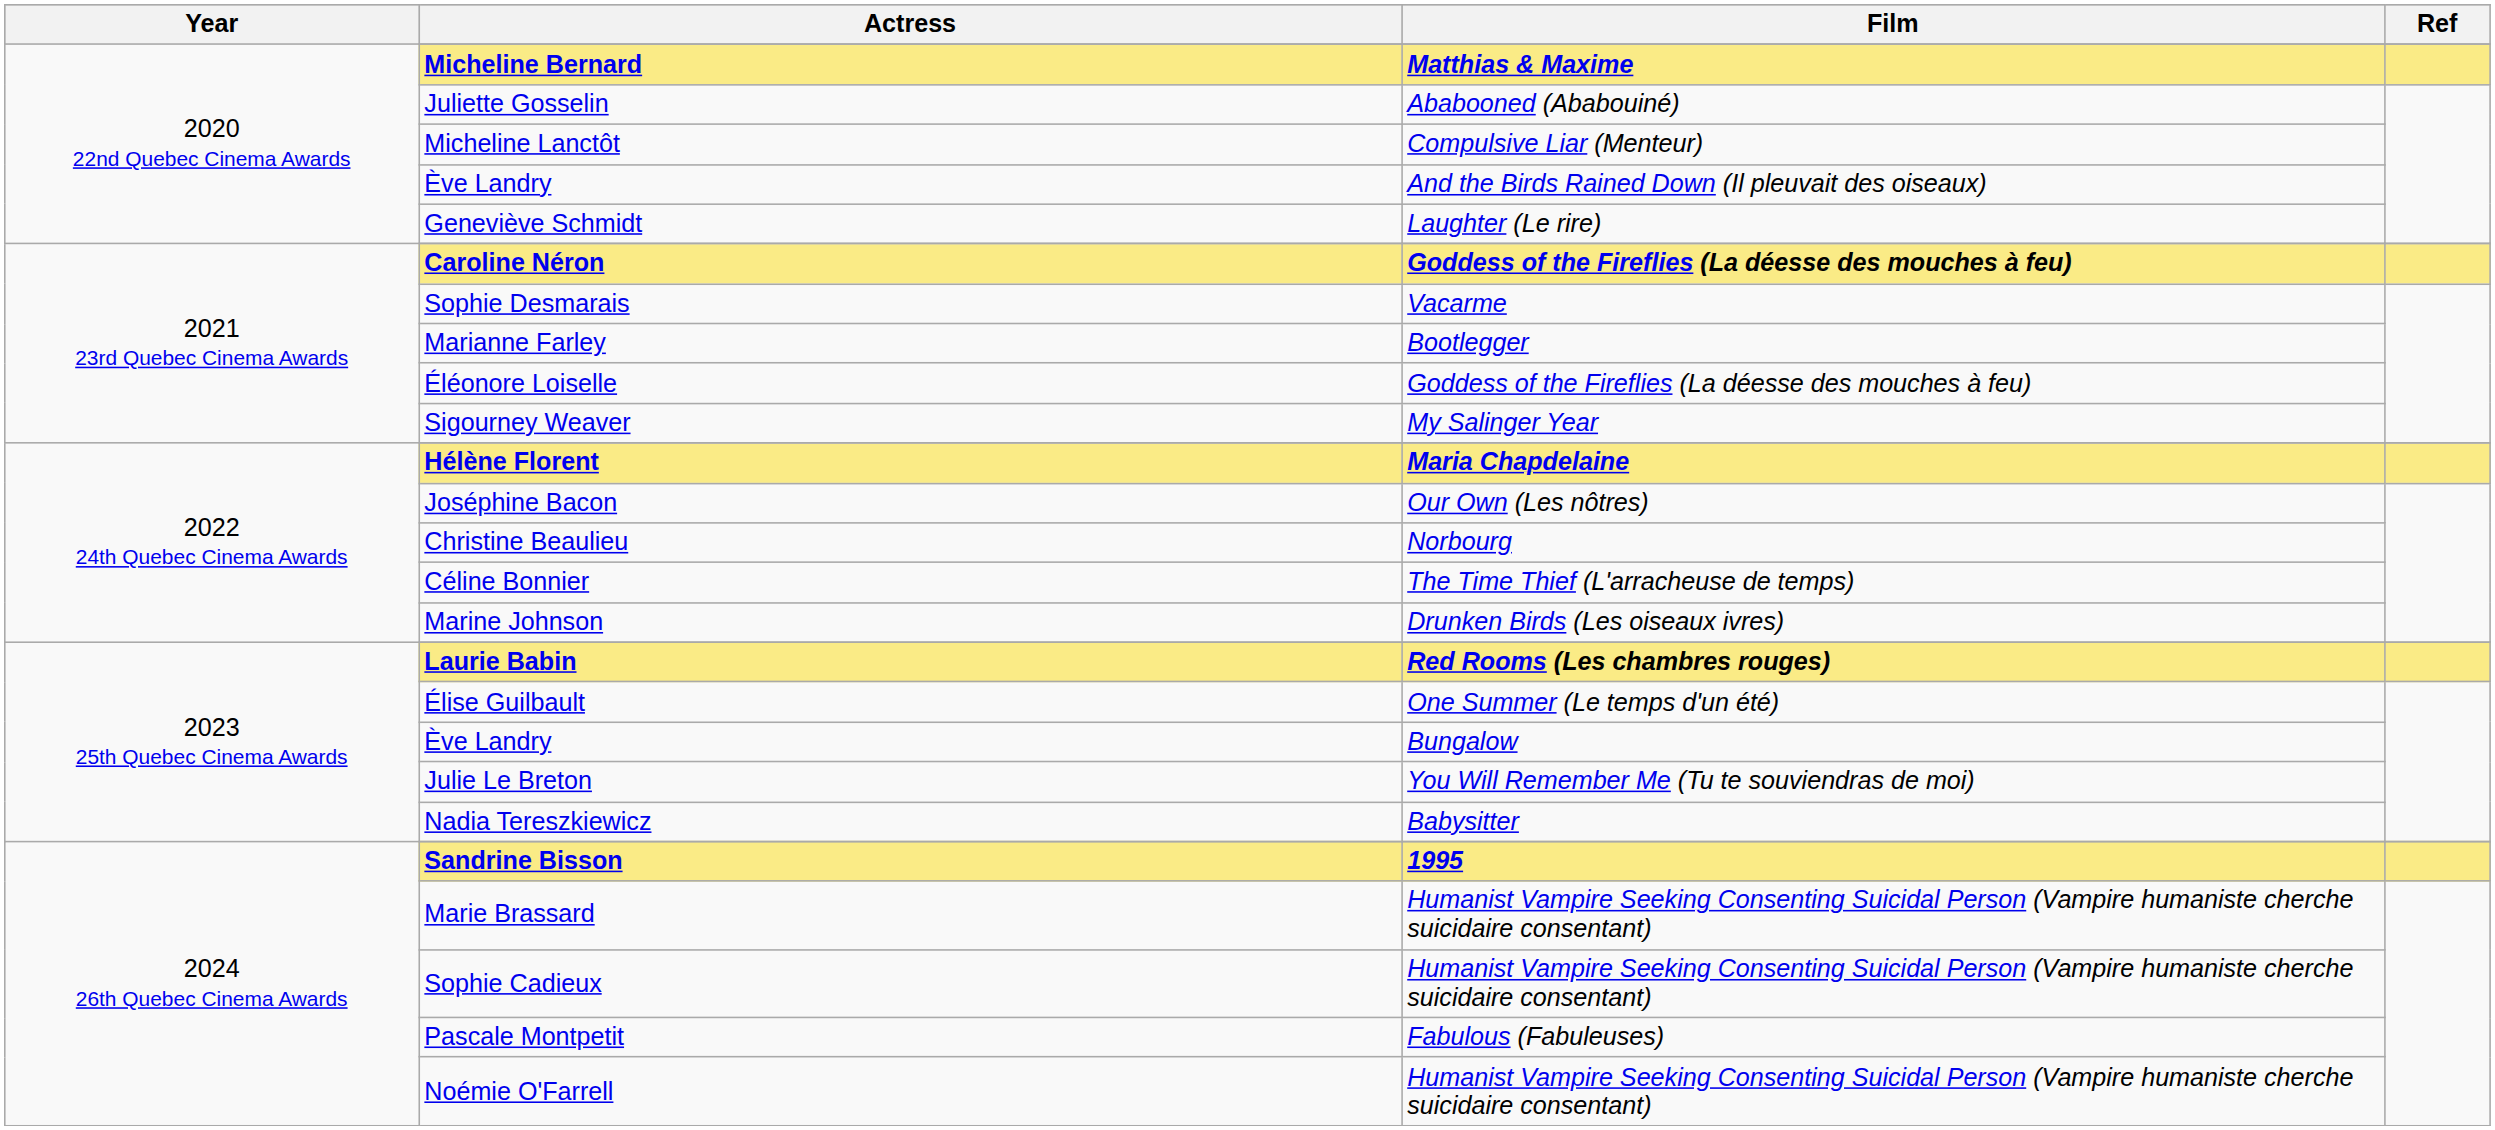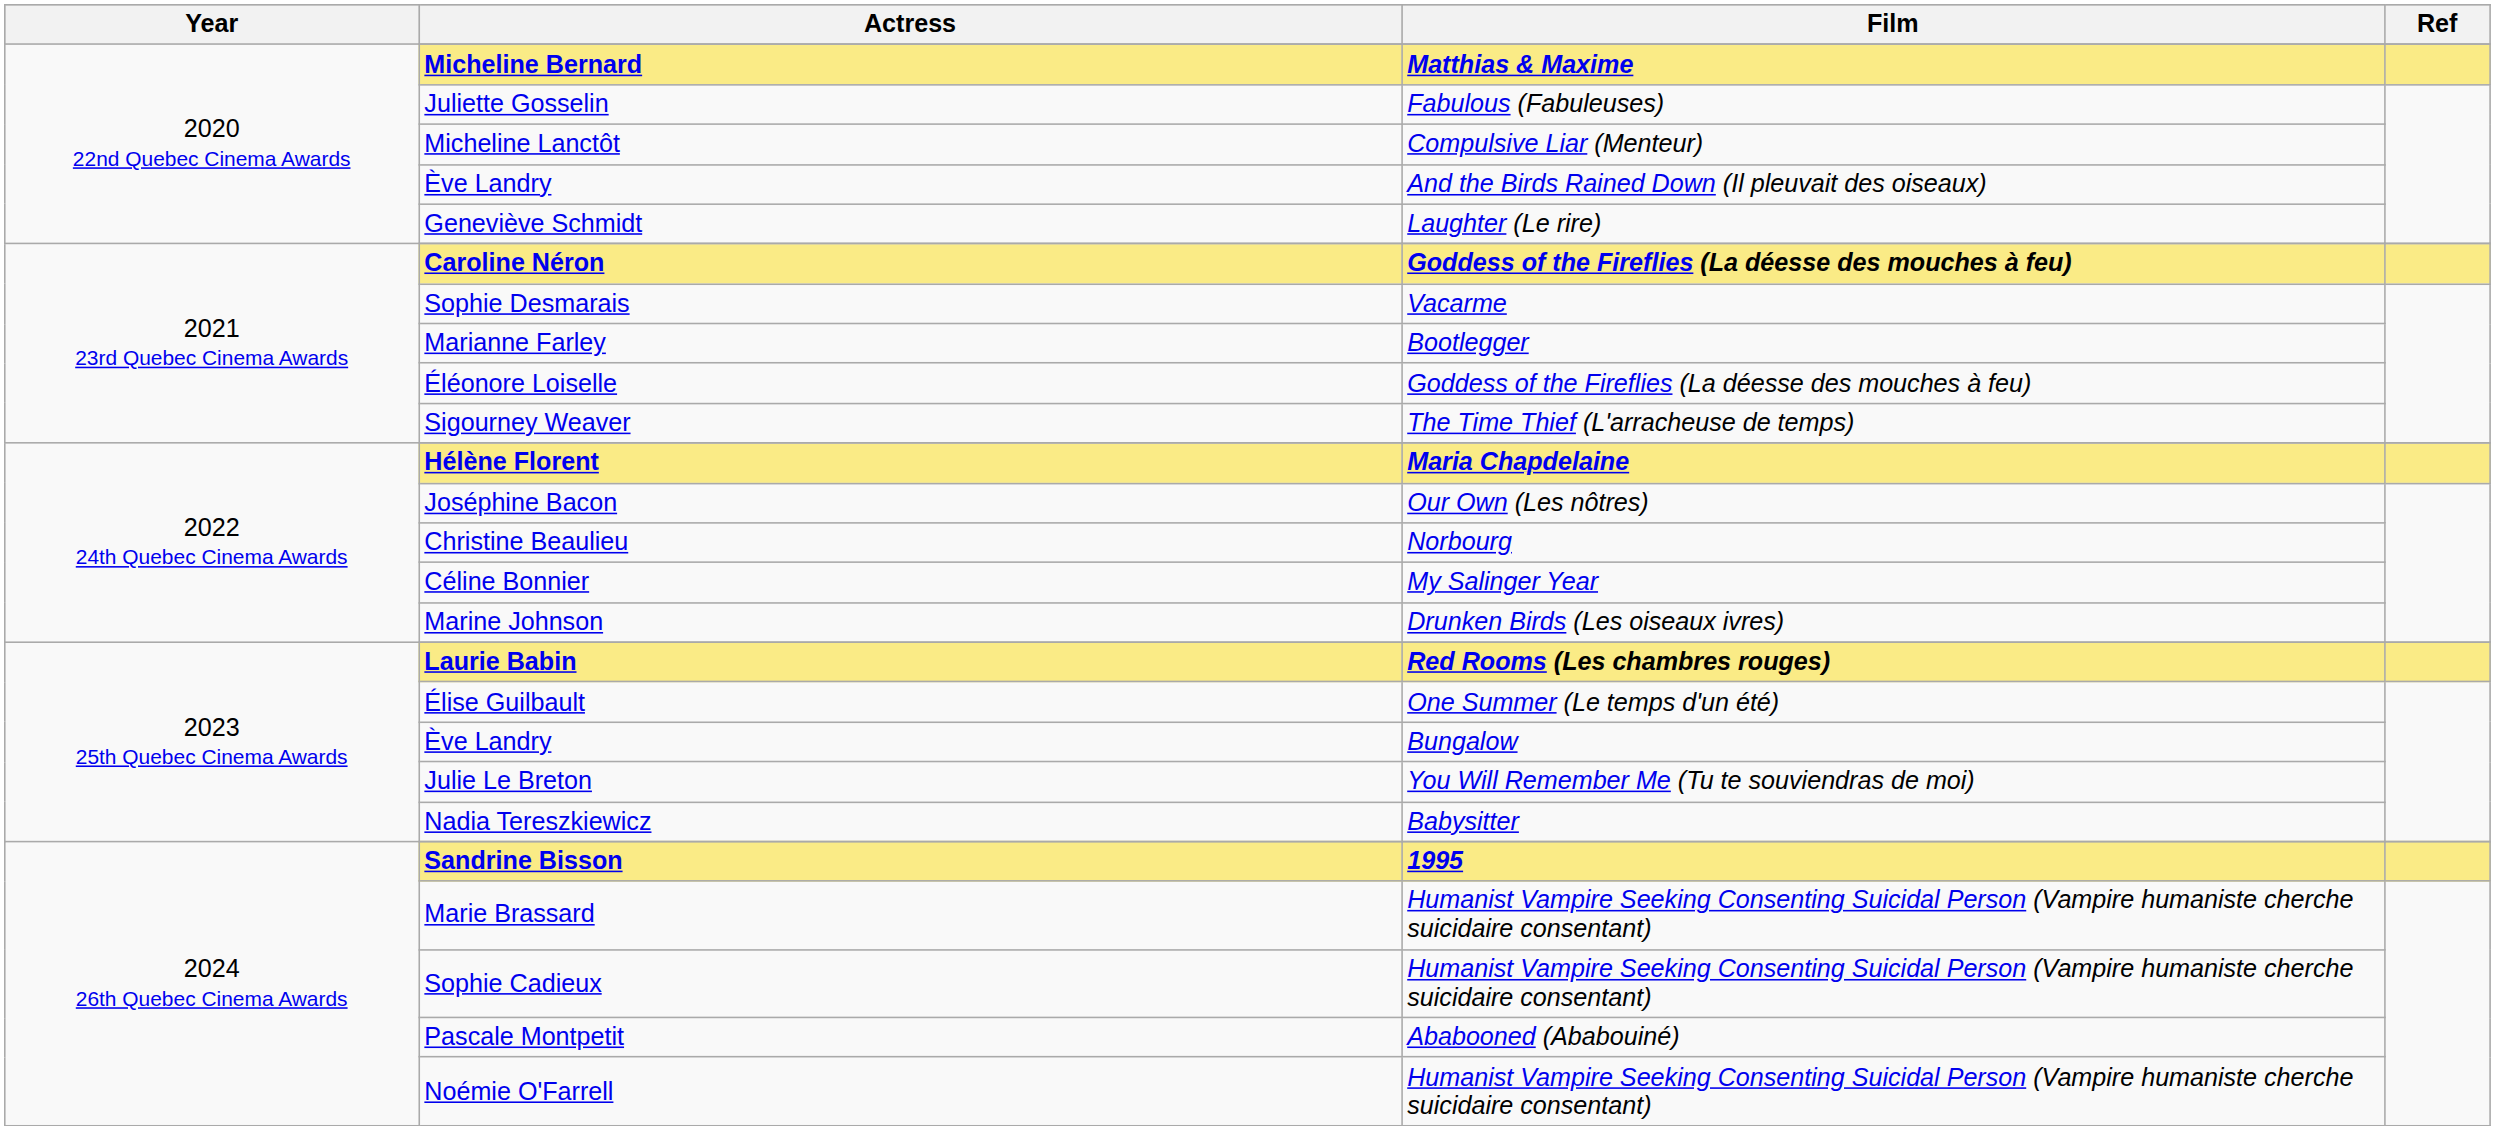(1543, 104) Ababooned (Ababouiné) -> (1536, 104) Fabulous (Fabuleuses)
(1503, 422) My Salinger Year -> (1631, 422) The Time Thief (L'arracheuse de temps)
(1631, 582) The Time Thief (L'arracheuse de temps) -> (1503, 582) My Salinger Year
(1536, 1037) Fabulous (Fabuleuses) -> (1543, 1037) Ababooned (Ababouiné)
